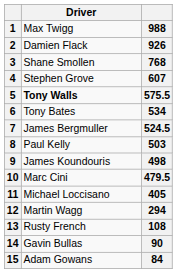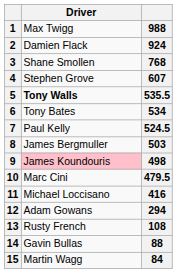(157, 45) 926 -> (157, 45) 924
(157, 95) 575.5 -> (157, 95) 535.5
(66, 128) James Bergmuller -> (47, 128) Paul Kelly
(47, 144) Paul Kelly -> (66, 144) James Bergmuller
(67, 161) no background -> (67, 161) pink background
(157, 194) 405 -> (157, 194) 416
(53, 210) Martin Wagg -> (58, 210) Adam Gowans
(157, 243) 90 -> (157, 243) 88
(58, 260) Adam Gowans -> (53, 260) Martin Wagg
